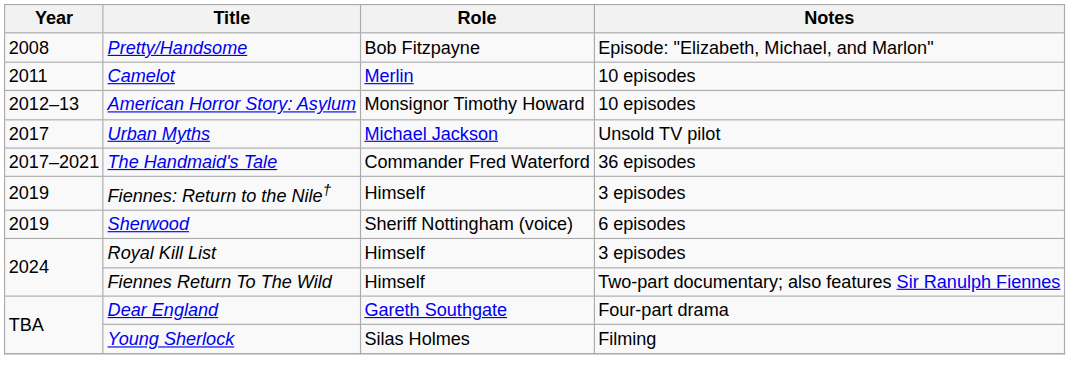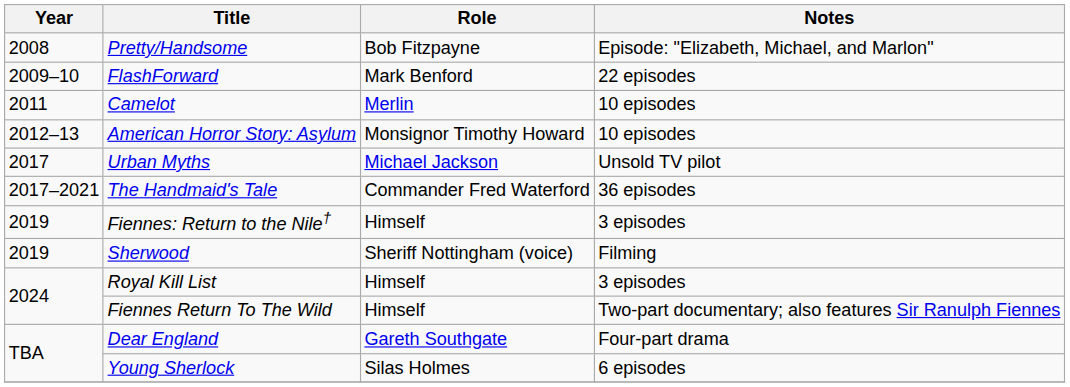+ row: (163, 76)
(642, 224) 6 episodes -> (627, 253) Filming
(627, 339) Filming -> (642, 367) 6 episodes
